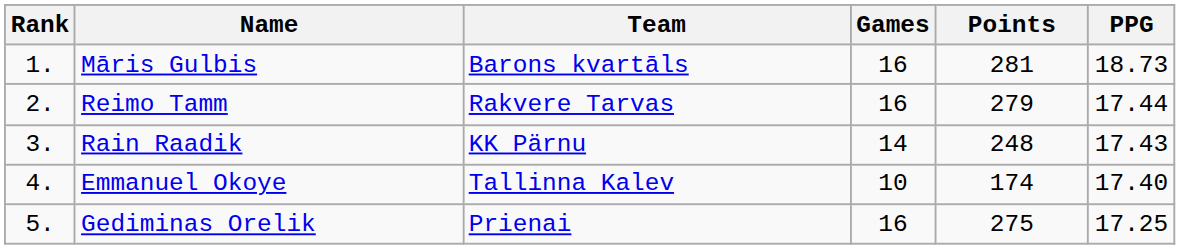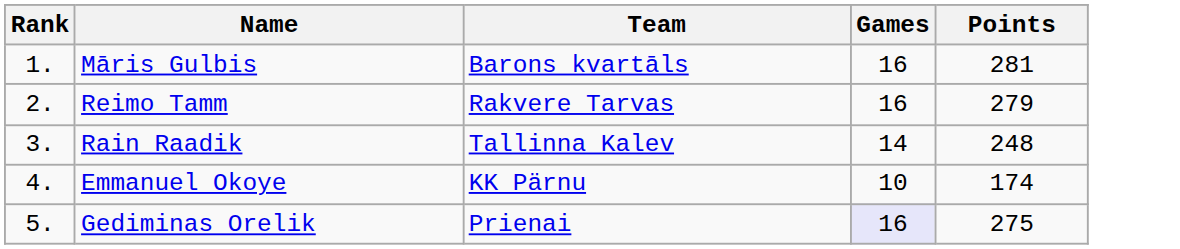- column: (1132, 25)
(527, 144) KK Pärnu -> (571, 144) Tallinna Kalev
(571, 184) Tallinna Kalev -> (527, 184) KK Pärnu
(893, 224) no background -> (893, 224) lavender background
